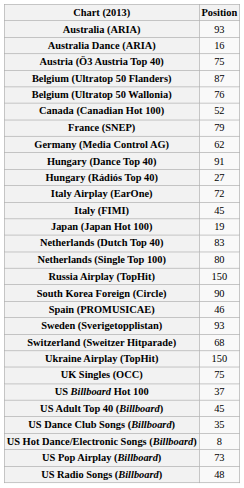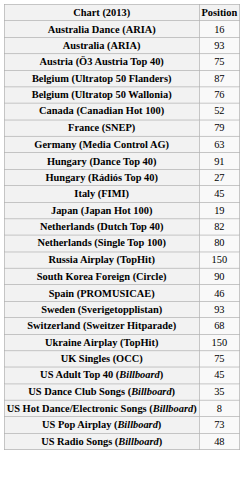rows swapped: (102, 29) <-> (102, 45)
(219, 144) 62 -> (219, 144) 63
- row: (102, 194)
(219, 243) 83 -> (219, 227) 82
- row: (102, 392)
